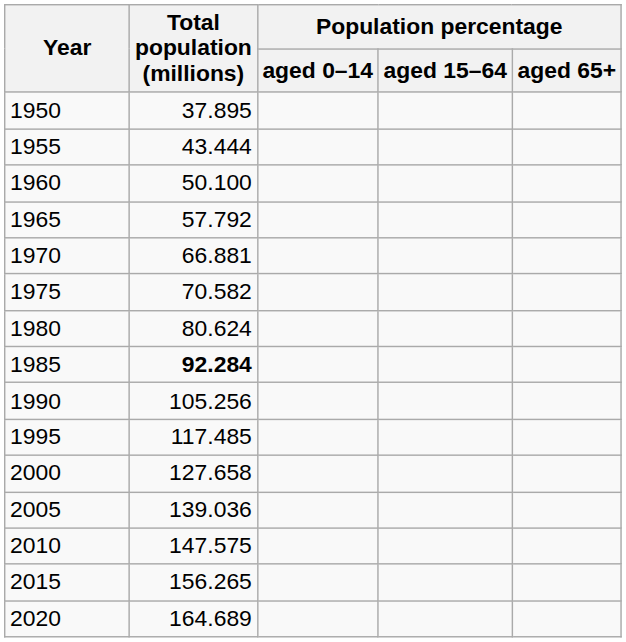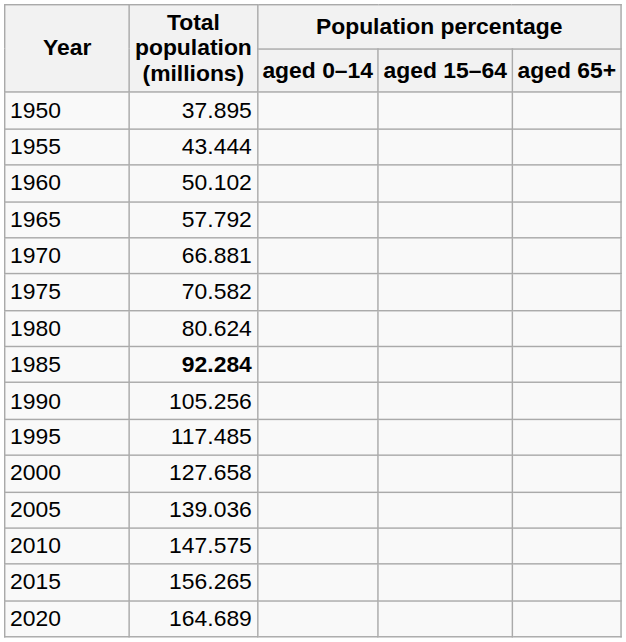(217, 182) 50.100 -> (217, 182) 50.102
